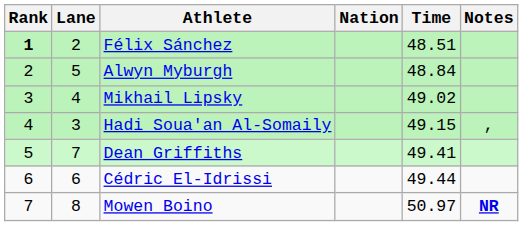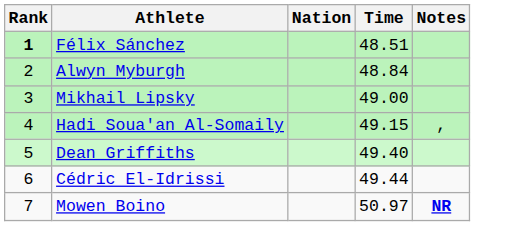- column: (76, 18)
(431, 99) 49.02 -> (384, 99) 49.00
(431, 153) 49.41 -> (384, 153) 49.40
